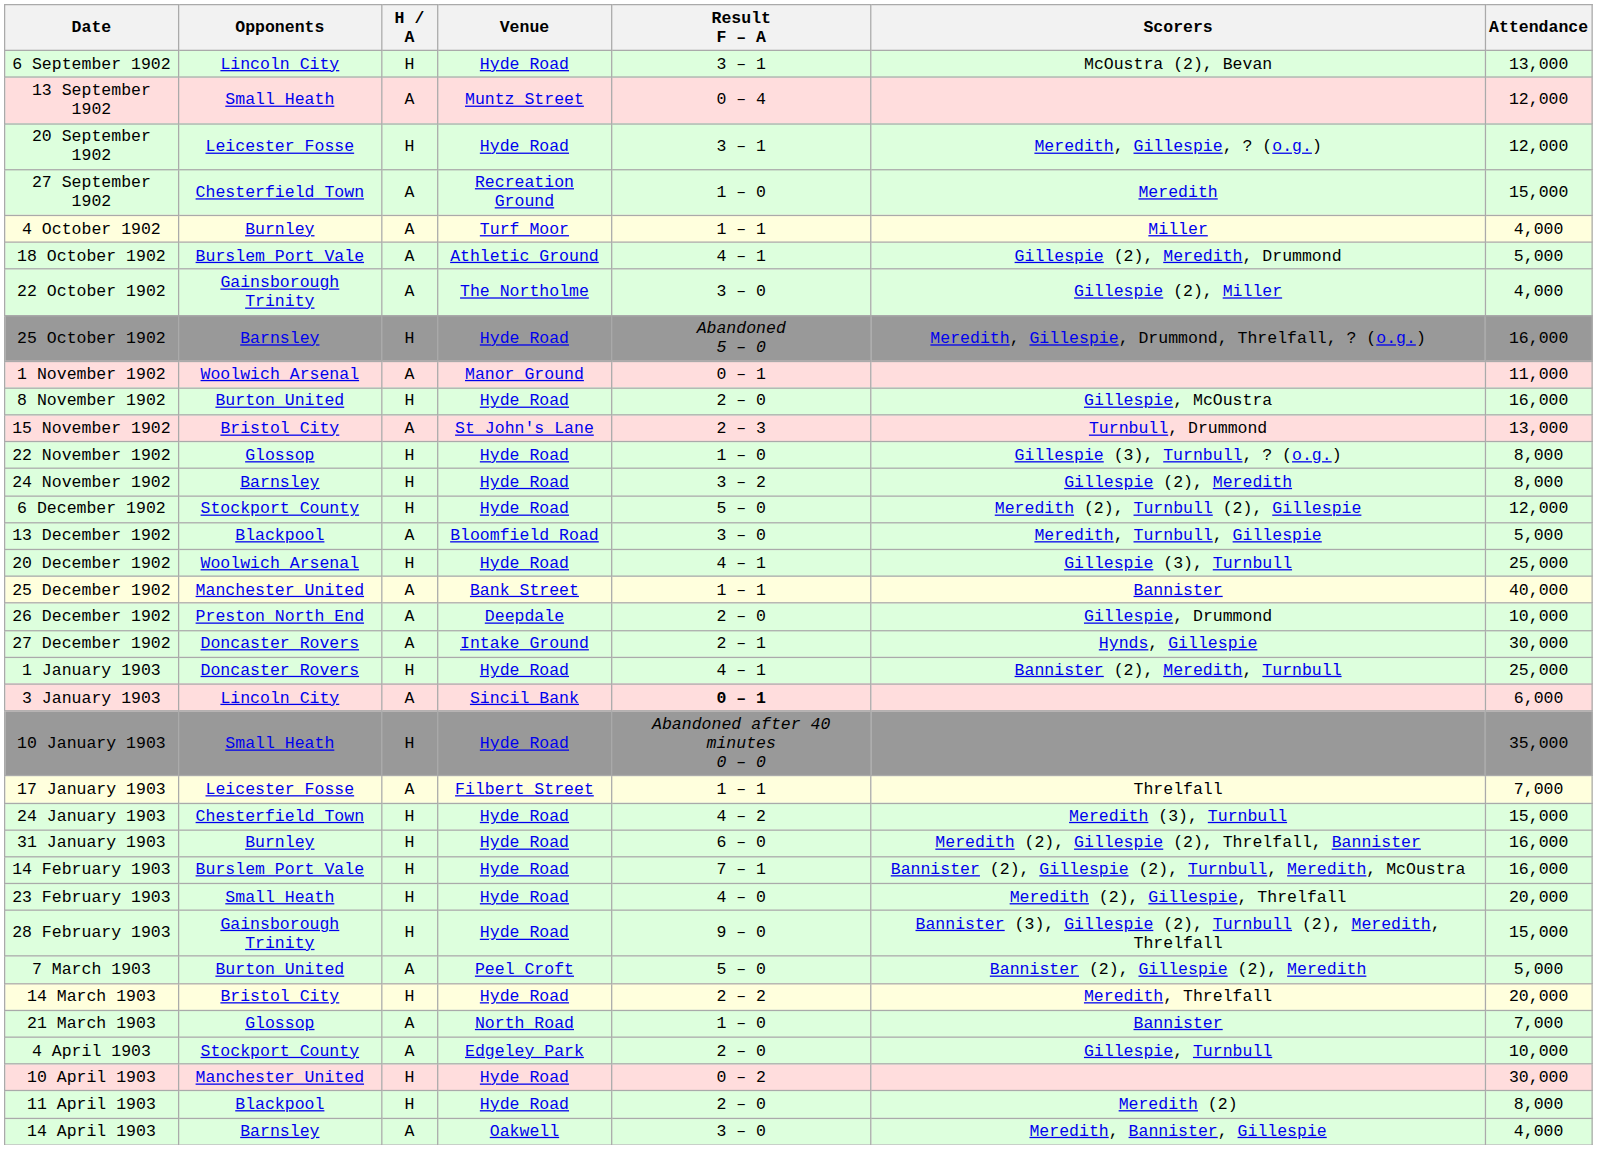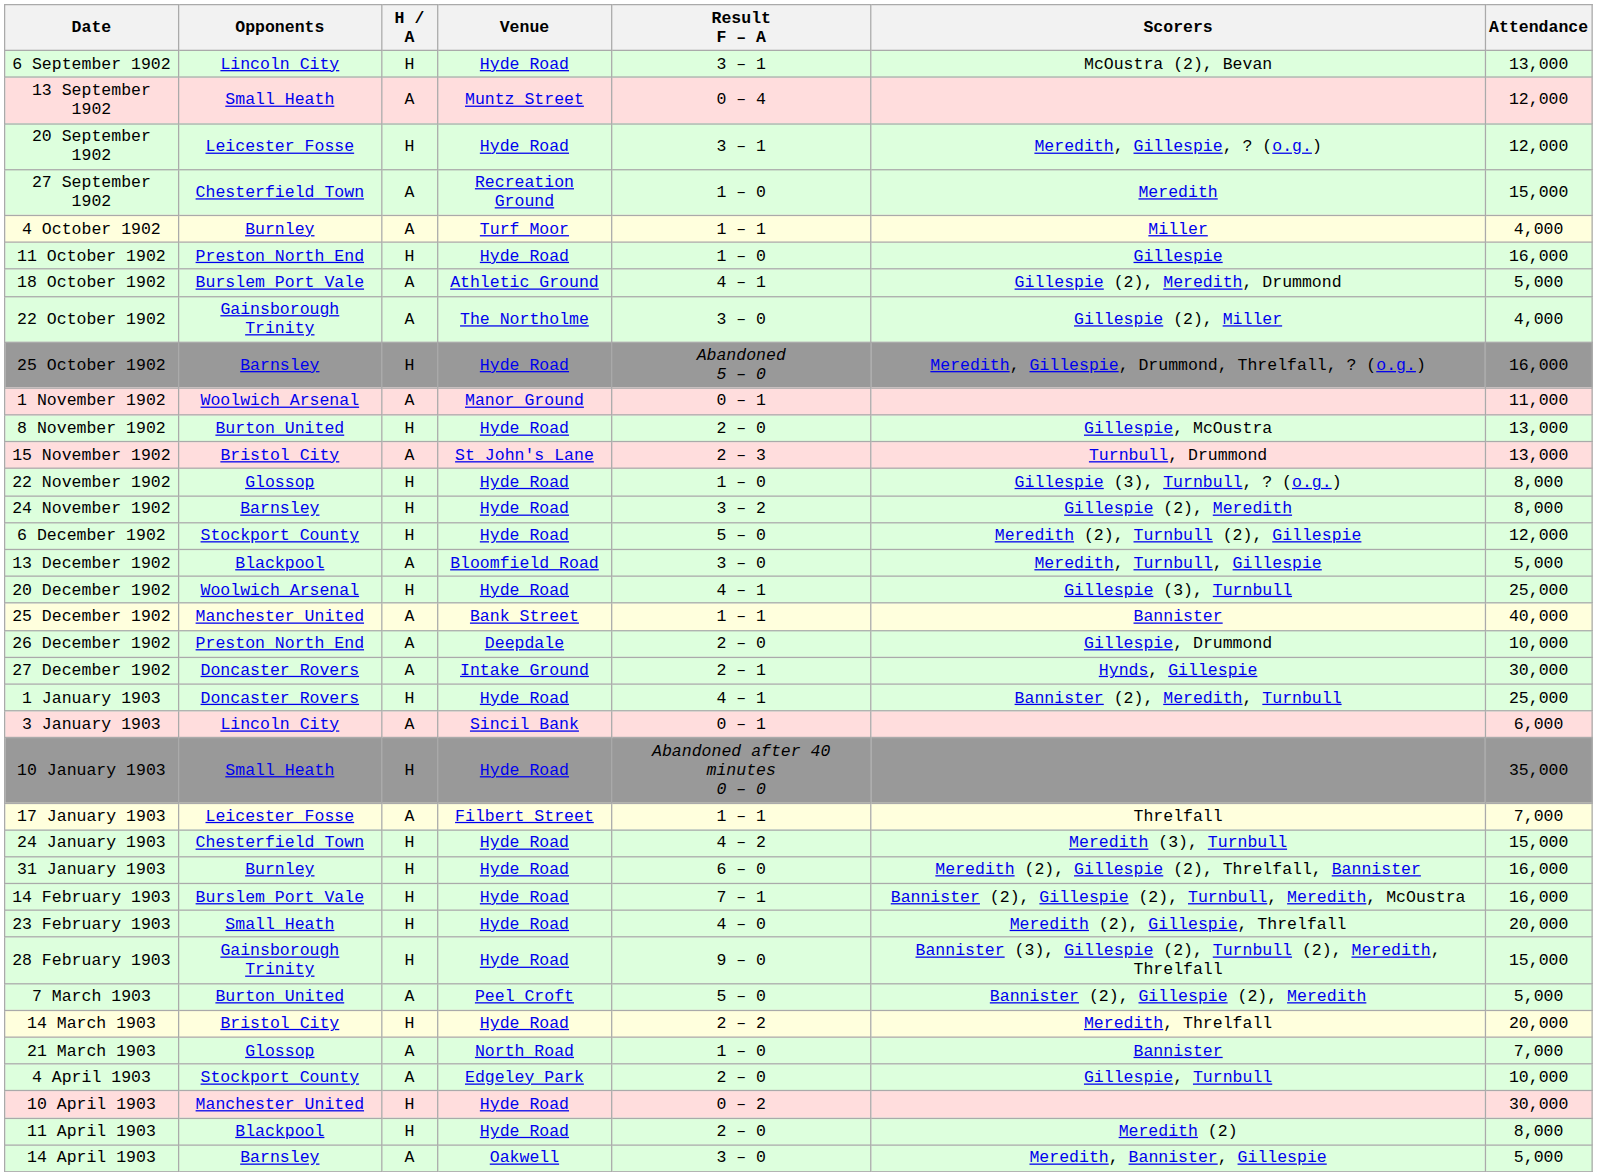+ row: (91, 256)
(1539, 401) 16,000 -> (1539, 428) 13,000
(741, 697) bold -> (741, 724) normal
(1539, 1131) 4,000 -> (1539, 1158) 5,000
